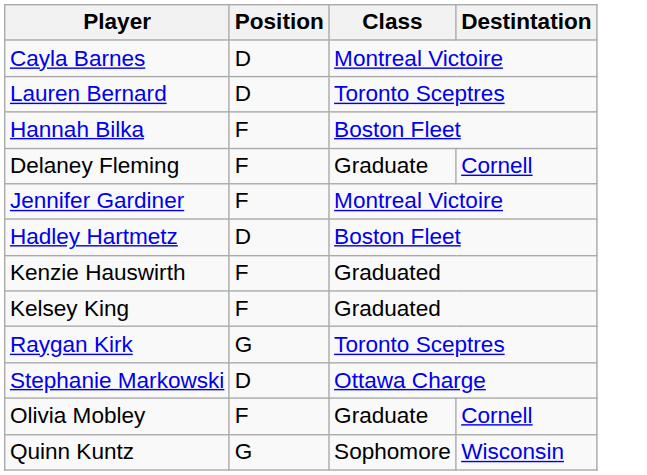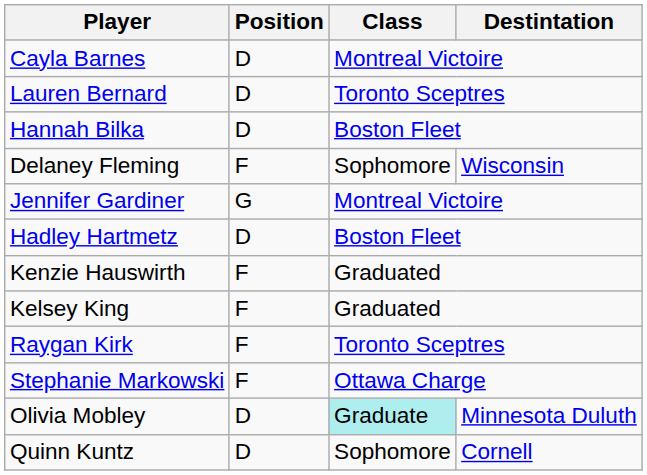(242, 129) F -> (243, 129) D
(381, 165) Graduate -> (392, 165) Sophomore
(497, 165) Cornell -> (513, 165) Wisconsin
(242, 201) F -> (244, 201) G
(244, 344) G -> (242, 344) F
(243, 380) D -> (242, 380) F
(242, 415) F -> (243, 415) D
(381, 415) no background -> (381, 415) paleturquoise background
(497, 415) Cornell -> (549, 415) Minnesota Duluth
(244, 451) G -> (243, 451) D
(513, 451) Wisconsin -> (497, 451) Cornell
